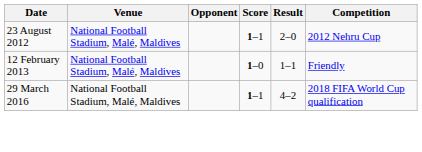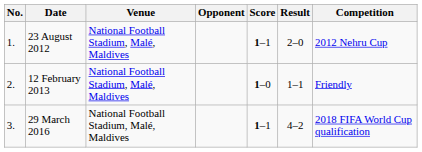+ column: (15, 13)
